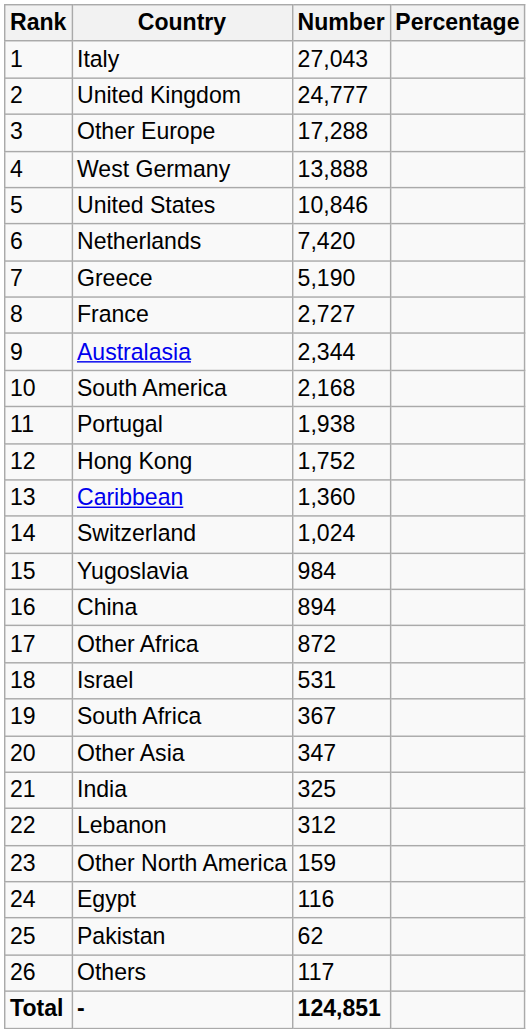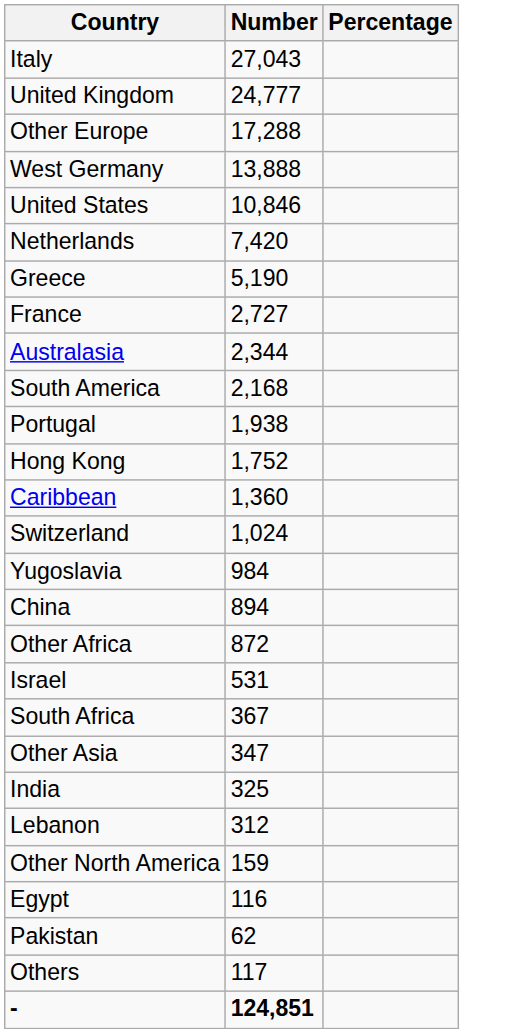- column: (38, 22)
